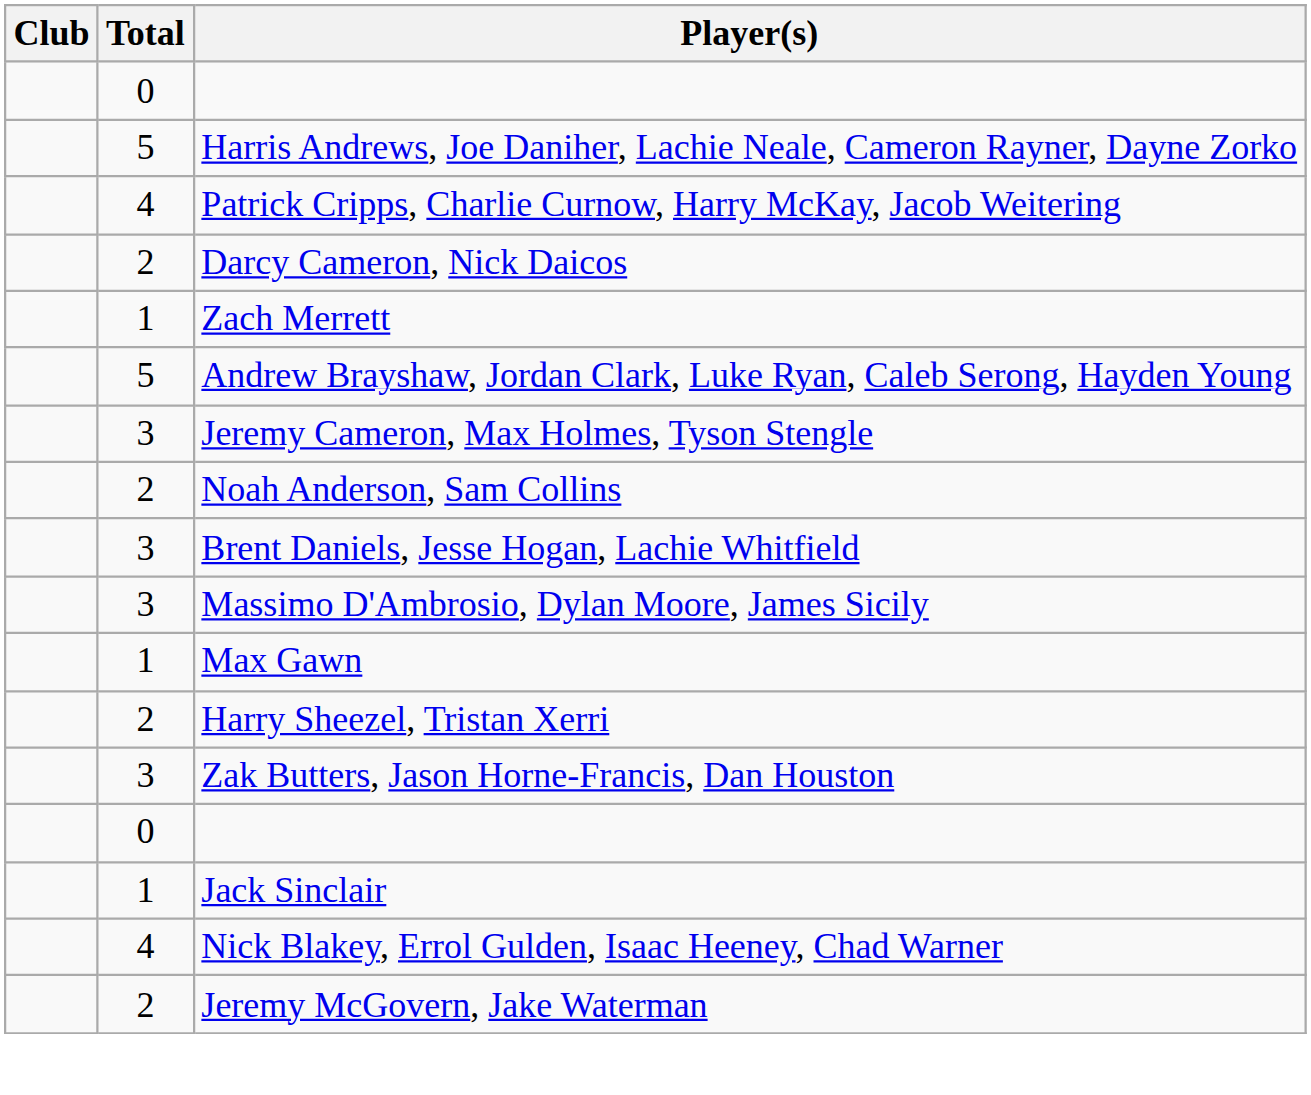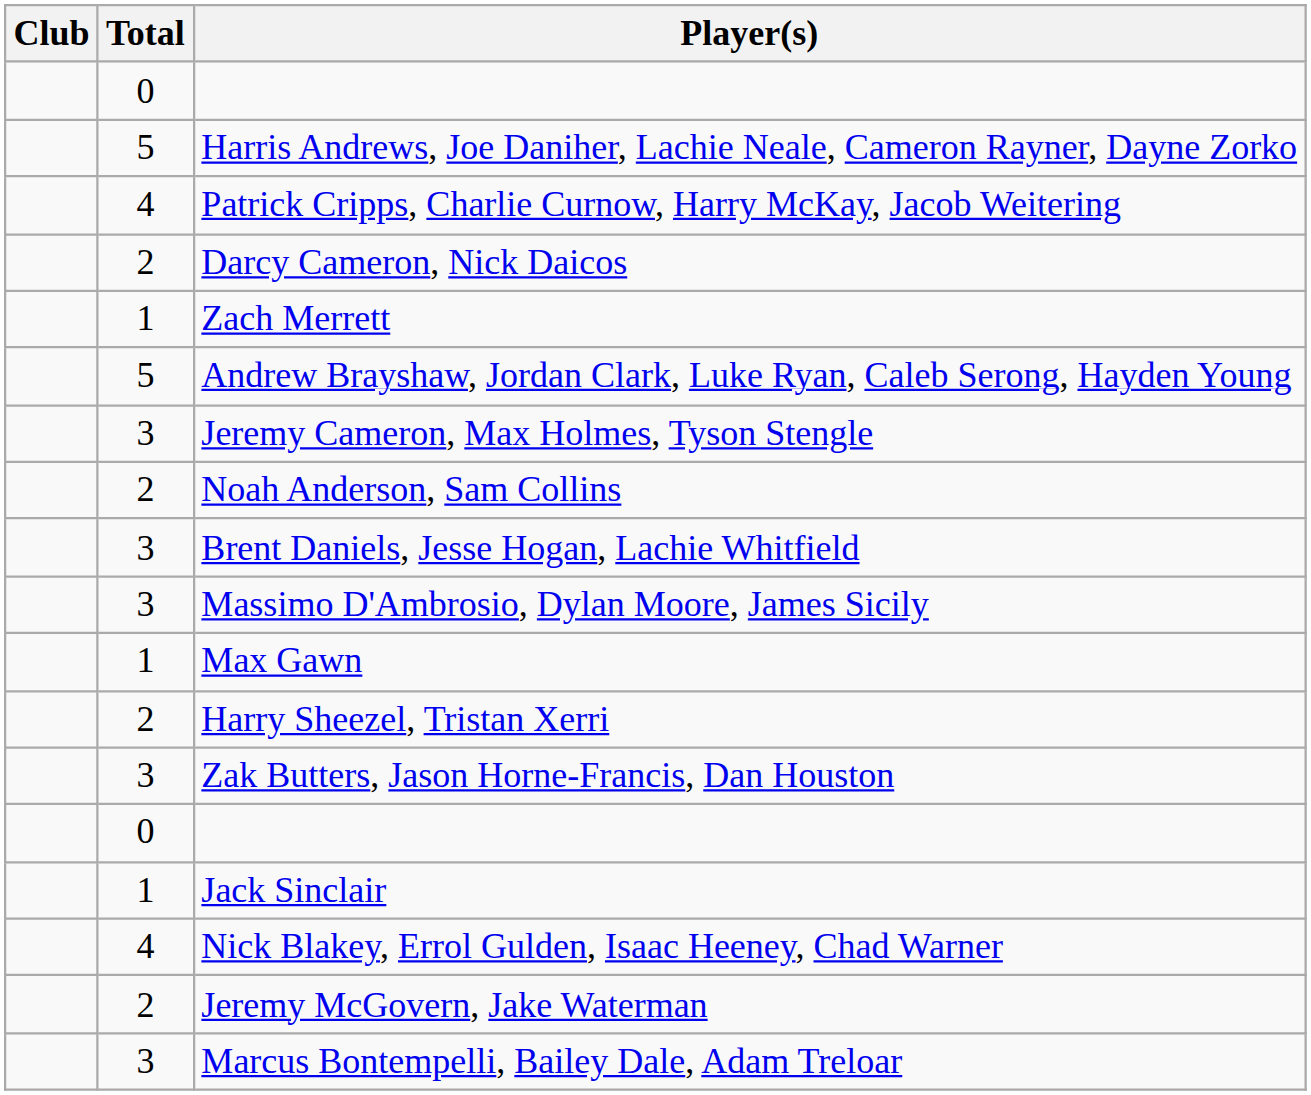+ row: (145, 1060)
